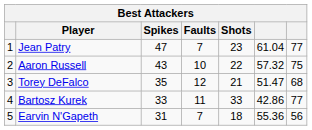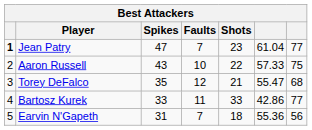(10, 48) normal -> (10, 48) bold
(270, 65) 57.32 -> (270, 65) 57.33
(270, 83) 51.47 -> (270, 83) 55.47
